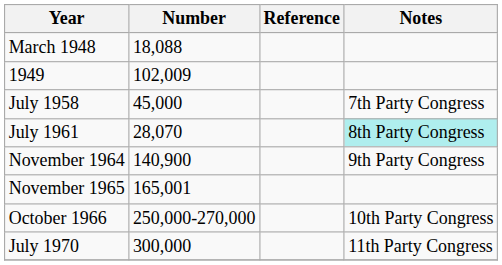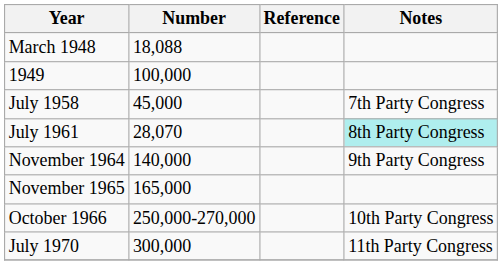(162, 75) 102,009 -> (162, 75) 100,000
(162, 160) 140,900 -> (162, 160) 140,000
(162, 189) 165,001 -> (162, 189) 165,000
